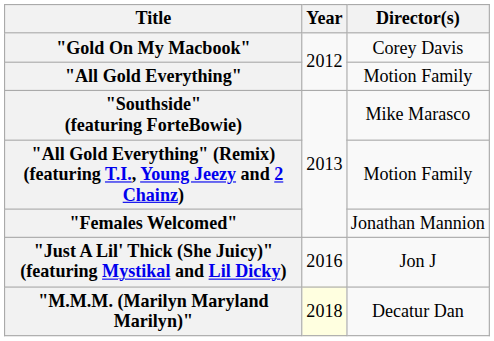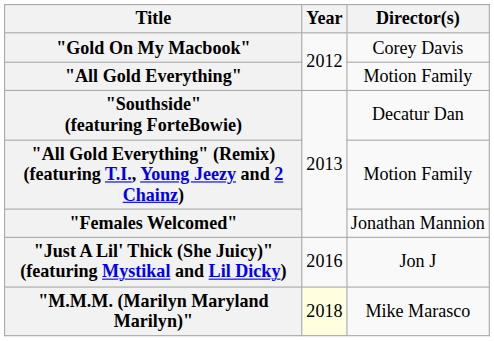(418, 115) Mike Marasco -> (418, 115) Decatur Dan
(418, 311) Decatur Dan -> (418, 311) Mike Marasco
